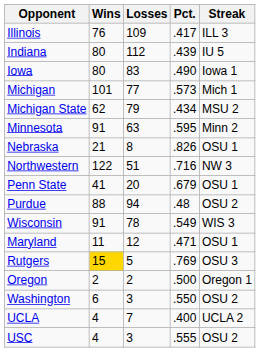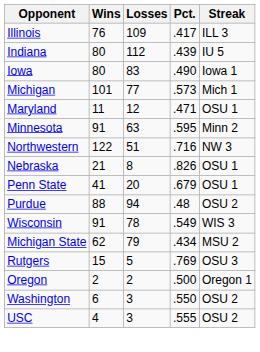rows swapped: (47, 109) <-> (32, 242)
rows swapped: (33, 147) <-> (43, 166)
(99, 261) gold background -> (99, 261) no background
- row: (23, 318)
